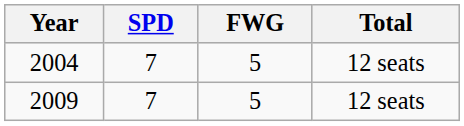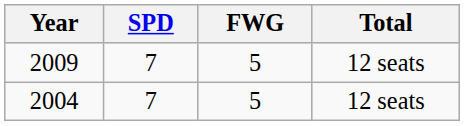rows swapped: (54, 100) <-> (54, 62)
